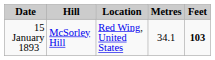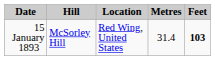(166, 37) 34.1 -> (166, 37) 31.4
